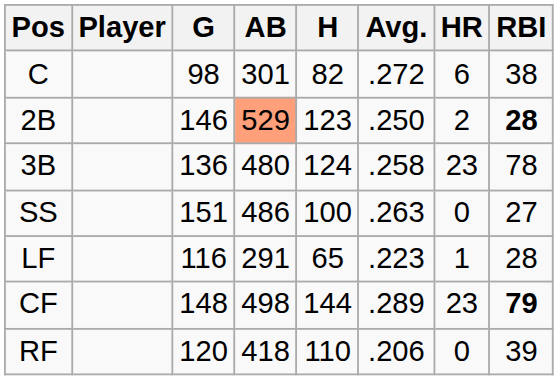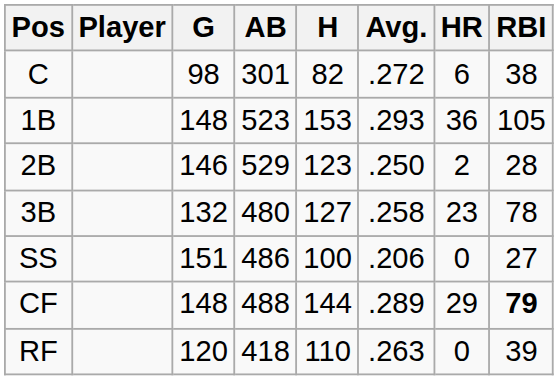+ row: (38, 119)
(266, 119) lightsalmon background -> (266, 166) no background
(521, 119) bold -> (521, 166) normal
(204, 166) 136 -> (204, 212) 132
(328, 166) 124 -> (328, 212) 127
(396, 212) .263 -> (396, 258) .206
- row: (38, 258)
(266, 304) 498 -> (266, 304) 488
(462, 304) 23 -> (462, 304) 29
(396, 350) .206 -> (396, 350) .263
